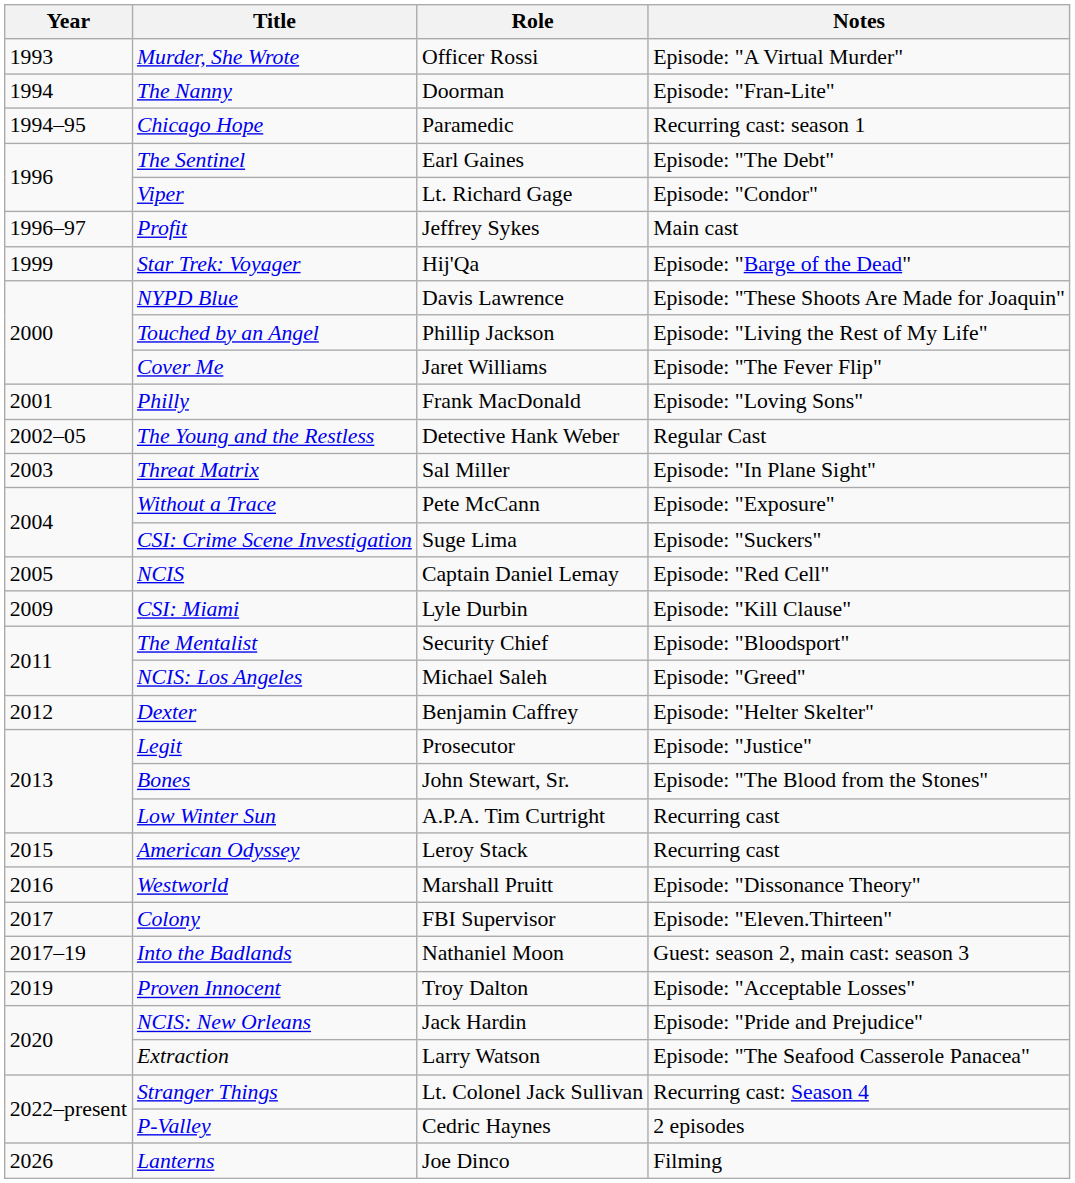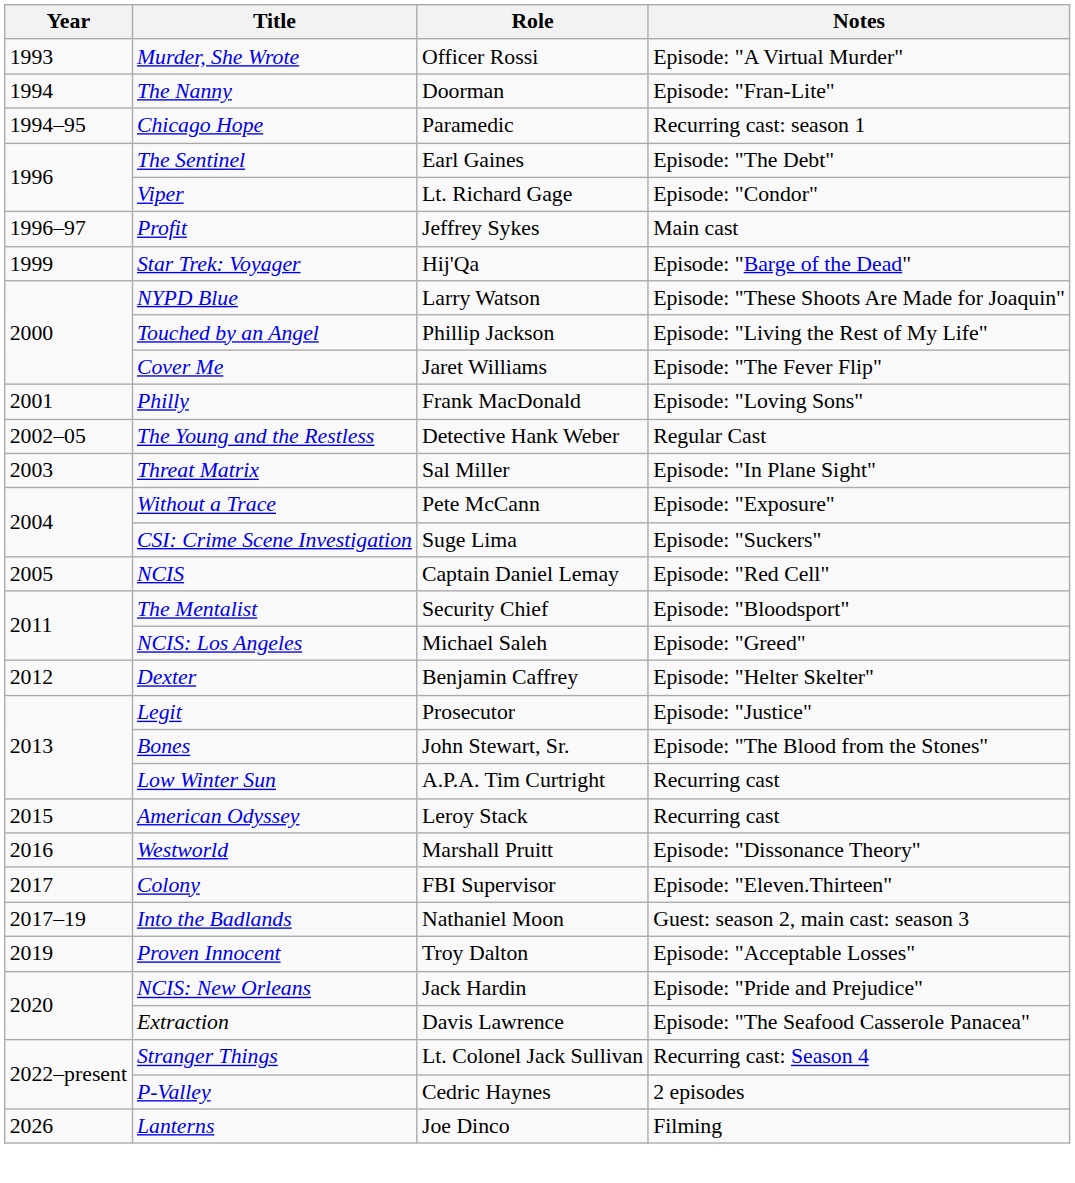(493, 297) Davis Lawrence -> (481, 297) Larry Watson
- row: (188, 608)
(481, 1057) Larry Watson -> (493, 1022) Davis Lawrence
